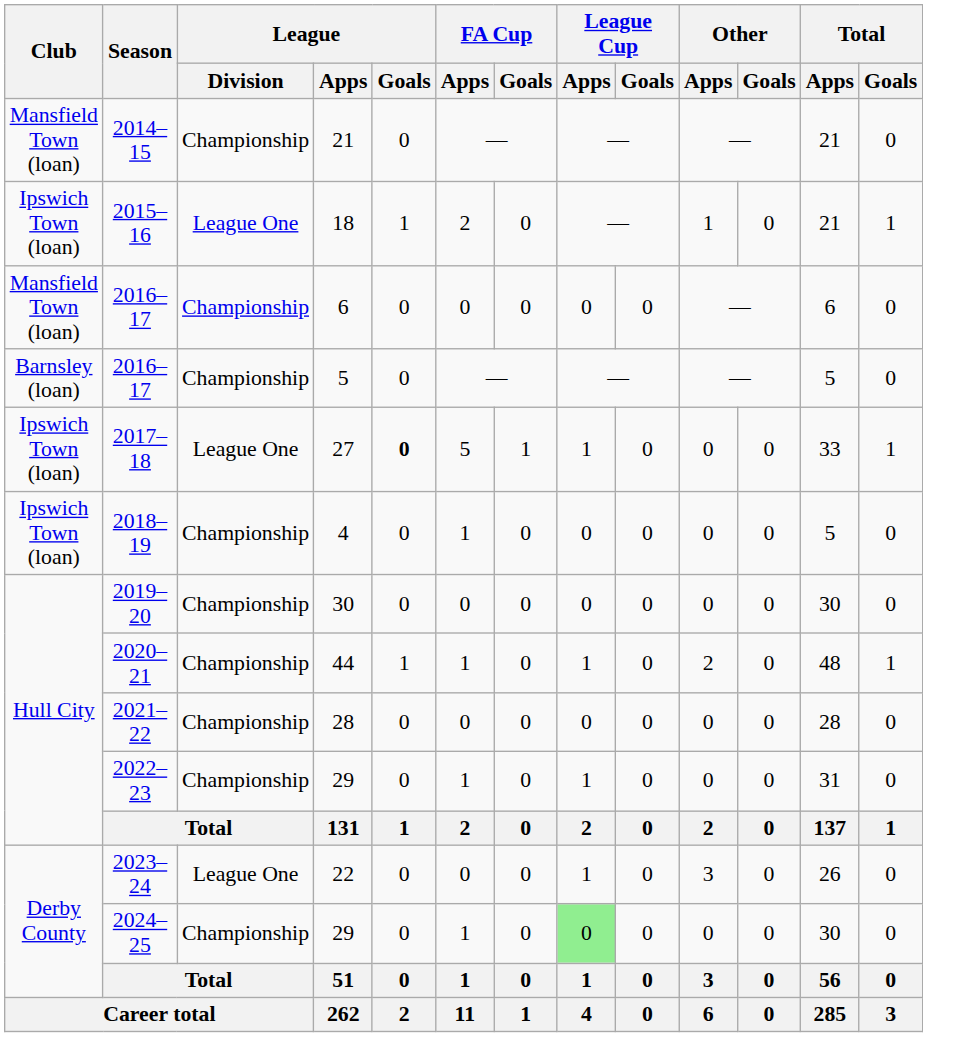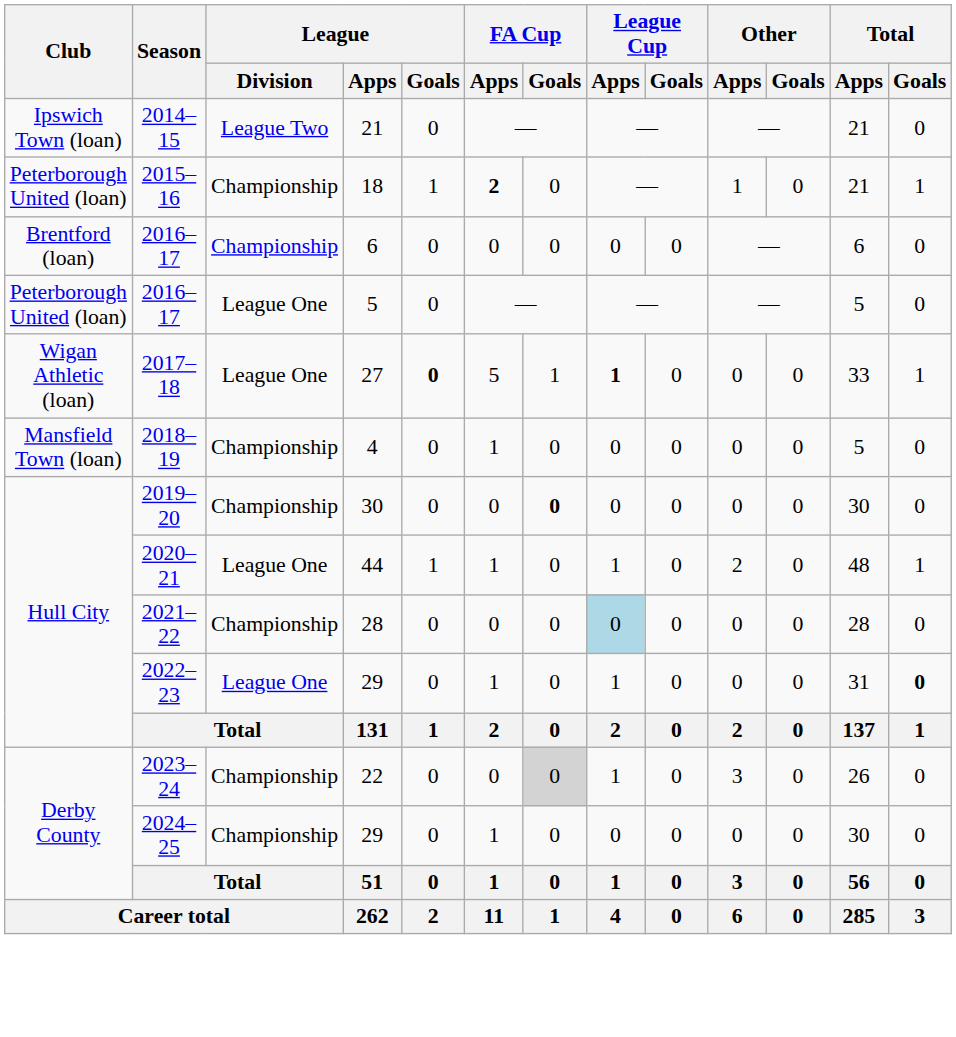(54, 139) Mansfield Town (loan) -> (68, 127) Ipswich Town (loan)
(246, 139) Championship -> (275, 127) League Two
(54, 223) Ipswich Town (loan) -> (68, 186) Peterborough United (loan)
(246, 223) League One -> (275, 186) Championship
(465, 223) normal -> (494, 186) bold
(54, 306) Mansfield Town (loan) -> (68, 245) Brentford (loan)
(54, 377) Barnsley (loan) -> (68, 304) Peterborough United (loan)
(246, 377) Championship -> (275, 304) League One
(54, 449) Ipswich Town (loan) -> (68, 375) Wigan Athletic (loan)
(587, 449) normal -> (616, 375) bold
(54, 532) Ipswich Town (loan) -> (68, 446) Mansfield Town (loan)
(526, 603) normal -> (555, 505) bold
(246, 662) Championship -> (275, 564) League One
(587, 721) no background -> (616, 623) lightblue background
(246, 780) Championship -> (275, 682) League One
(891, 780) normal -> (920, 682) bold
(246, 874) League One -> (275, 776) Championship
(526, 874) no background -> (555, 776) lightgrey background
(587, 933) lightgreen background -> (616, 835) no background
